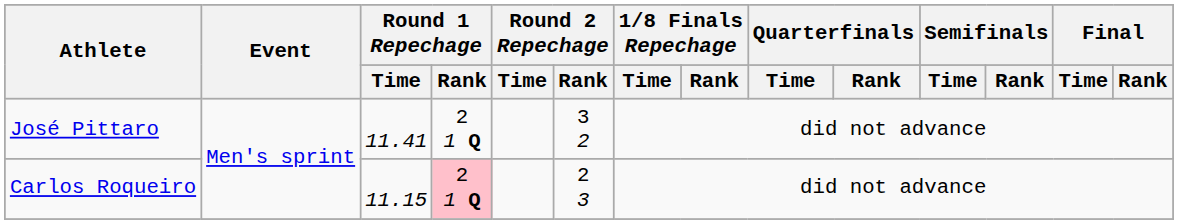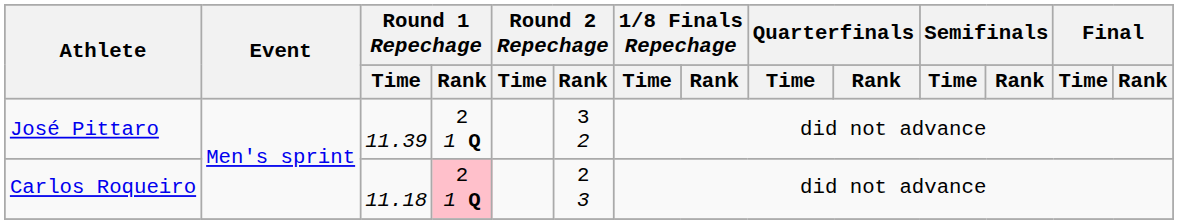(396, 141) 11.41 -> (396, 141) 11.39
(396, 201) 11.15 -> (396, 201) 11.18
